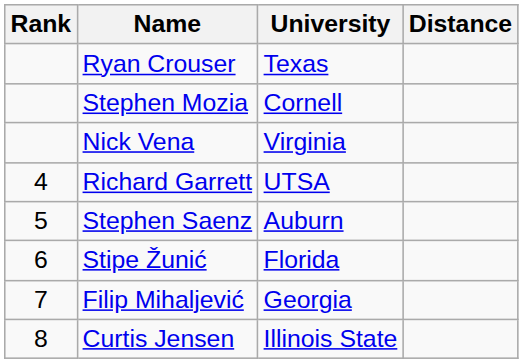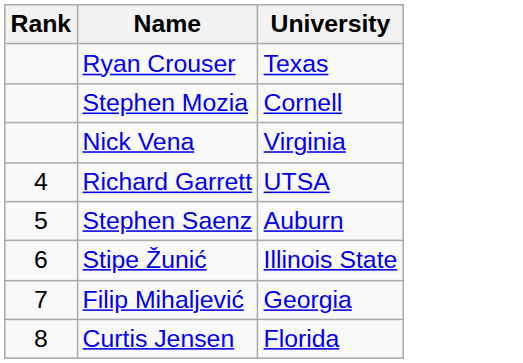- column: (460, 24)
(302, 260) Florida -> (330, 260) Illinois State
(330, 338) Illinois State -> (302, 338) Florida
